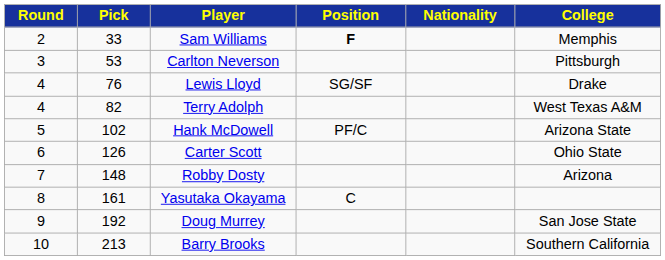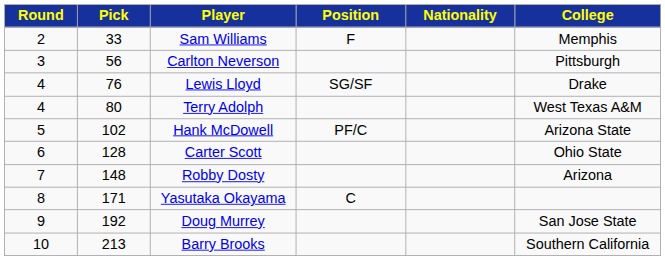(351, 38) bold -> (351, 38) normal
(114, 61) 53 -> (114, 61) 56
(114, 107) 82 -> (114, 107) 80
(114, 152) 126 -> (114, 152) 128
(114, 198) 161 -> (114, 198) 171
